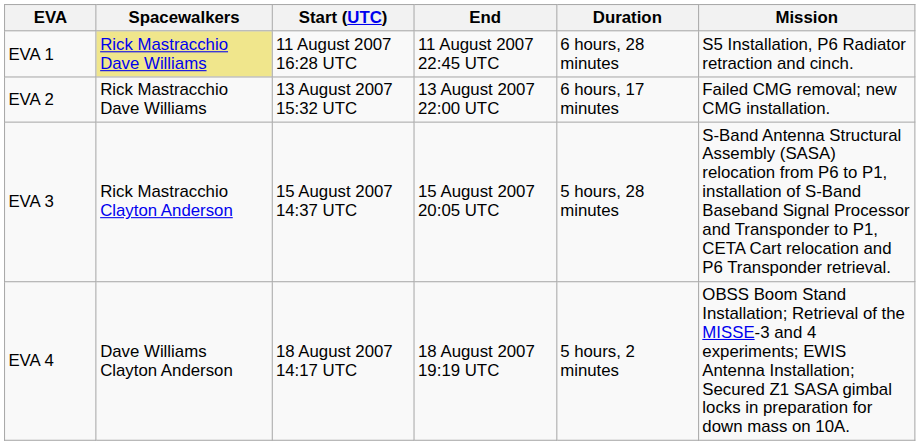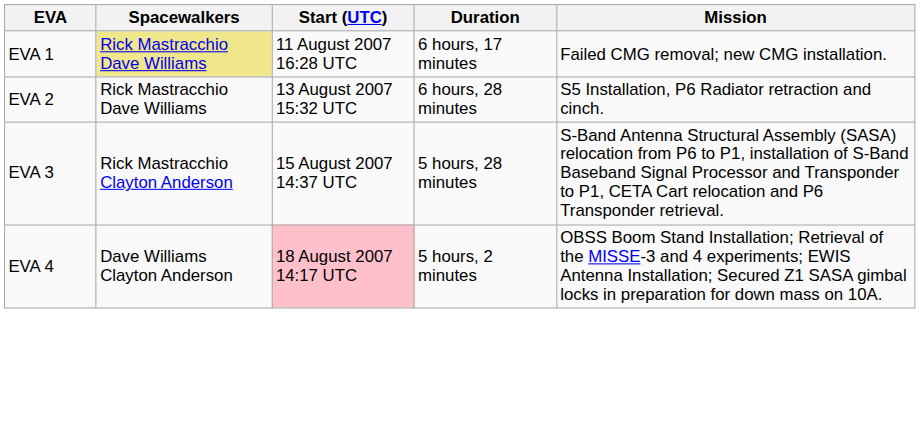- column: (485, 17)
(602, 53) 6 hours, 28 minutes -> (460, 53) 6 hours, 17 minutes
(804, 53) S5 Installation, P6 Radiator retraction and cinch. -> (724, 53) Failed CMG removal; new CMG installation.
(602, 99) 6 hours, 17 minutes -> (460, 99) 6 hours, 28 minutes
(799, 99) Failed CMG removal; new CMG installation. -> (716, 99) S5 Installation, P6 Radiator retraction and cinch.
(334, 360) no background -> (334, 266) pink background
